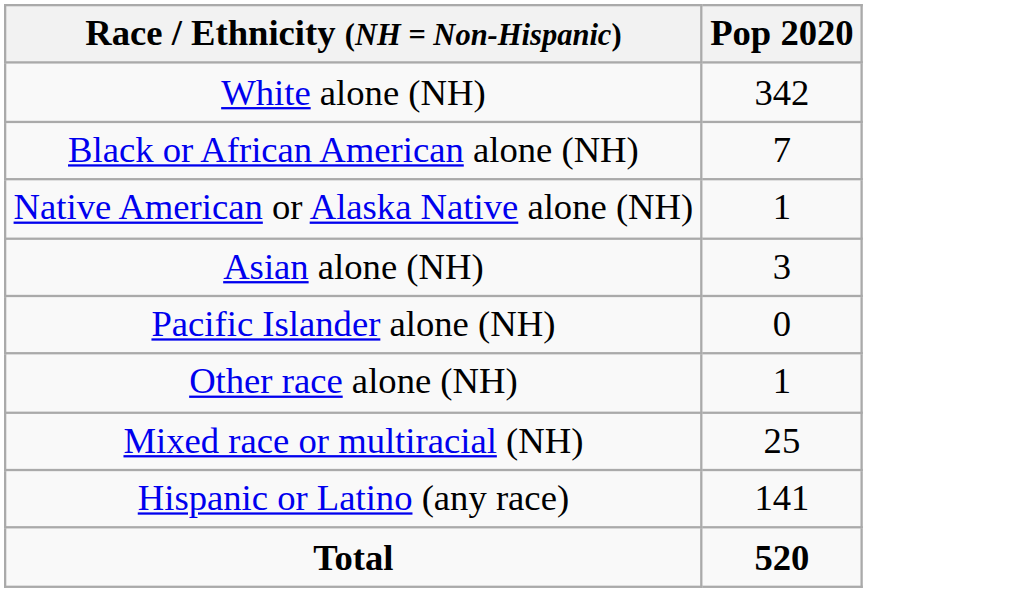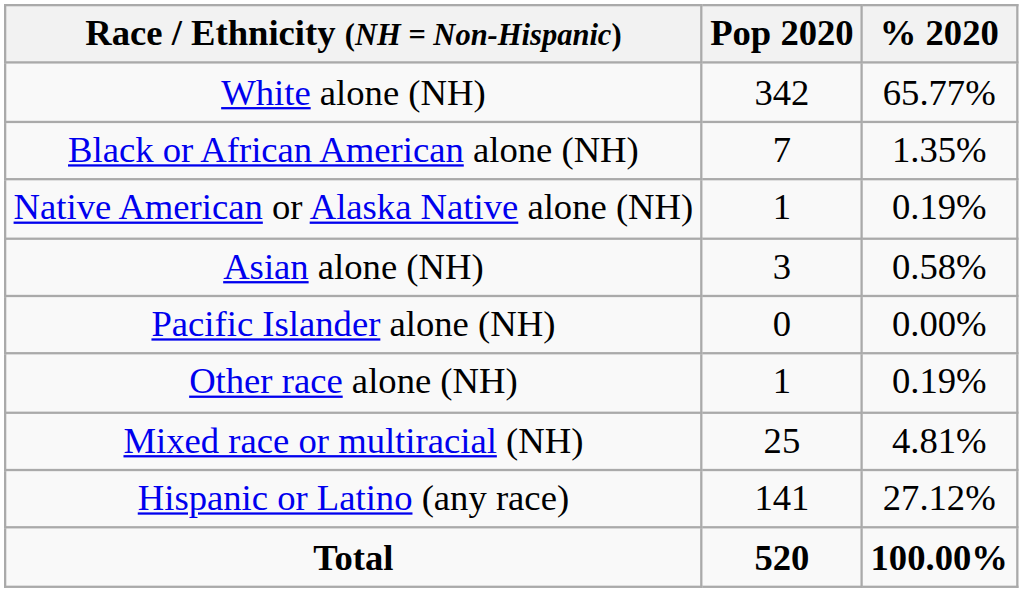+ column: (939, 33)
